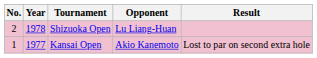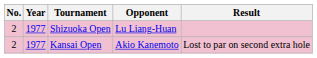(36, 29) 1978 -> (36, 29) 1977
(14, 45) 1 -> (14, 45) 2
